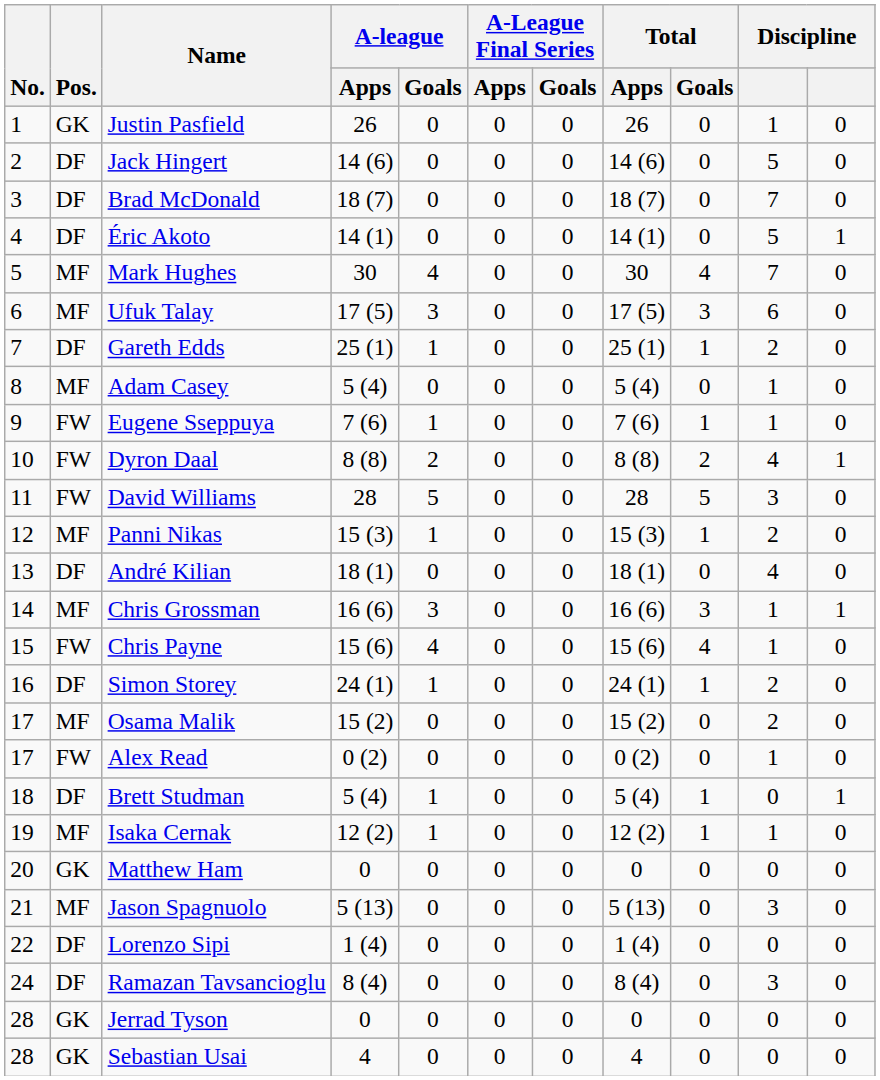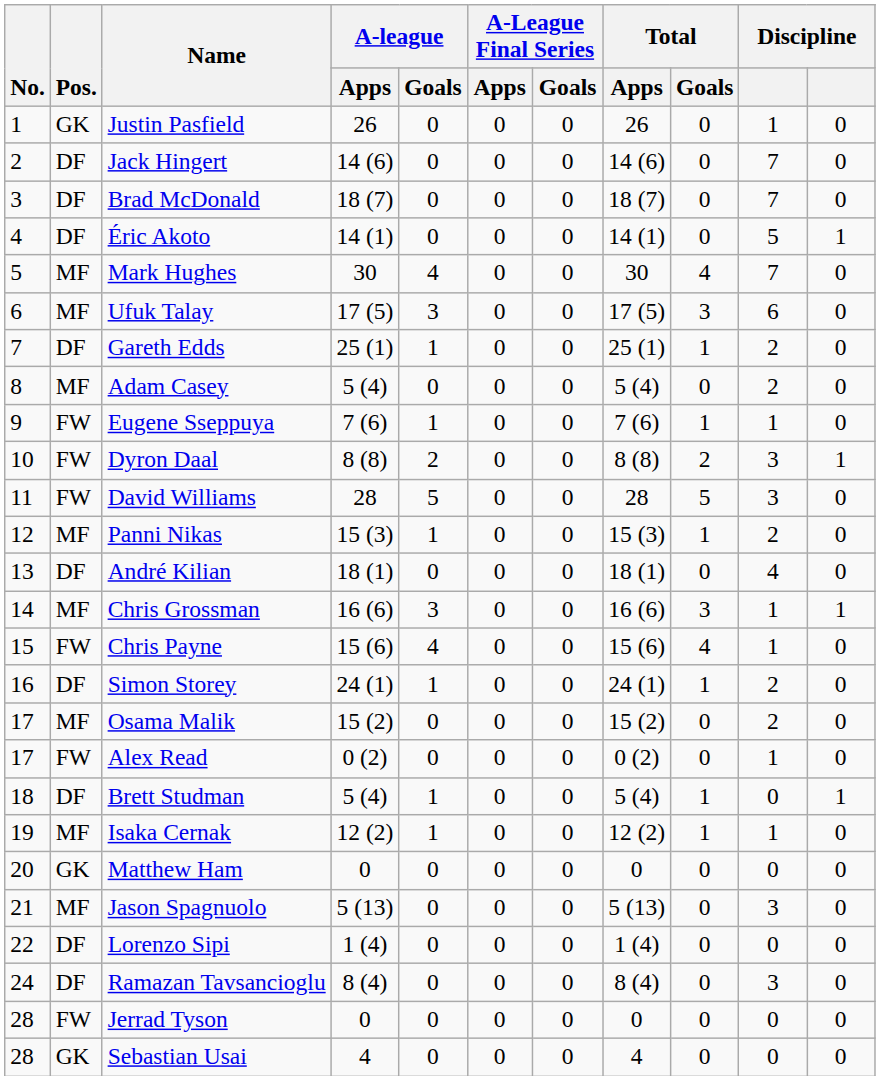(773, 161) 5 -> (773, 161) 7
(773, 385) 1 -> (773, 385) 2
(773, 459) 4 -> (773, 459) 3
(73, 1019) GK -> (73, 1019) FW
